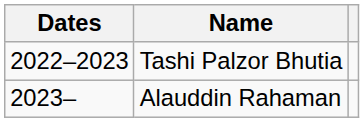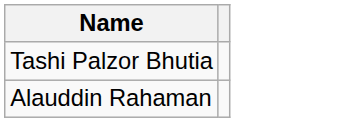- column: (69, 23)
